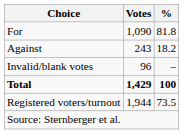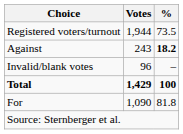rows swapped: (15, 31) <-> (64, 102)
(166, 48) normal -> (166, 48) bold
